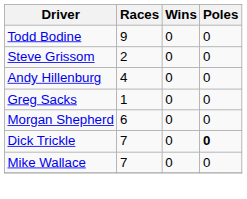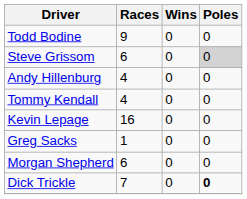(124, 57) 2 -> (124, 57) 6
(207, 57) no background -> (207, 57) lightgrey background
+ row: (53, 99)
+ row: (48, 120)
- row: (47, 162)
